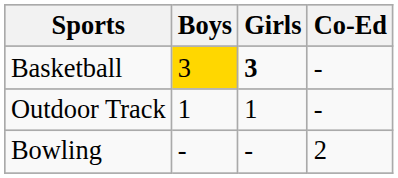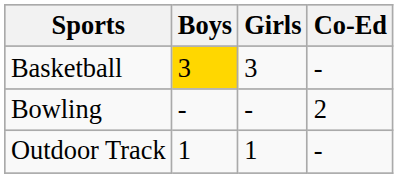(251, 67) bold -> (251, 67) normal
rows swapped: (56, 151) <-> (88, 109)
